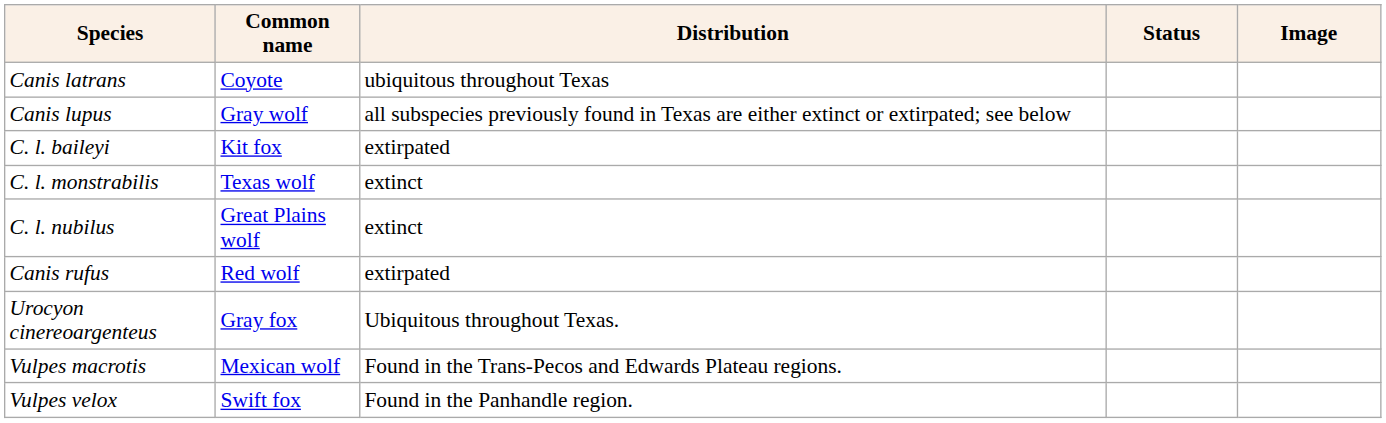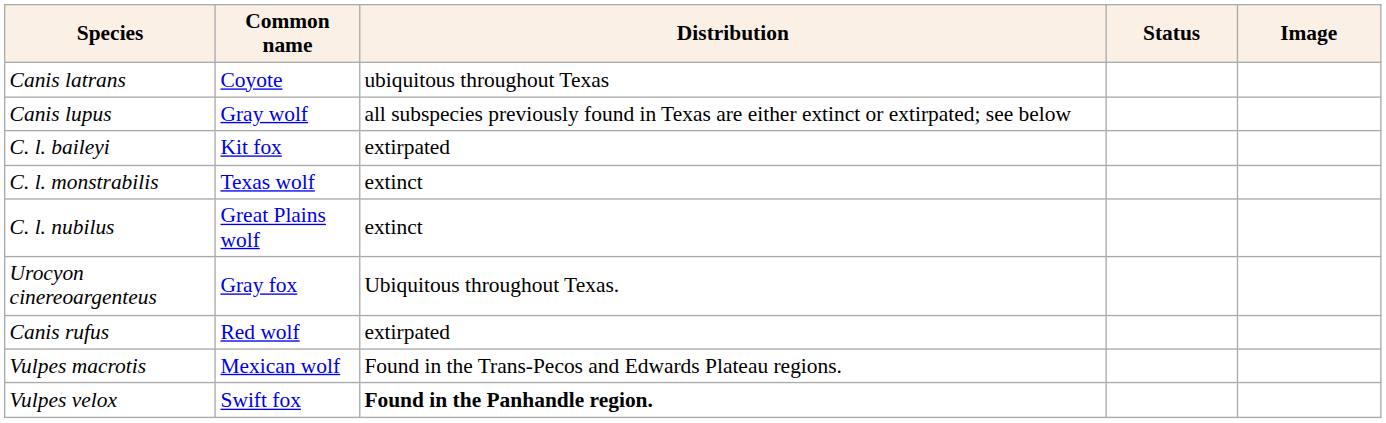rows swapped: (59, 273) <-> (83, 319)
(499, 399) normal -> (509, 399) bold
